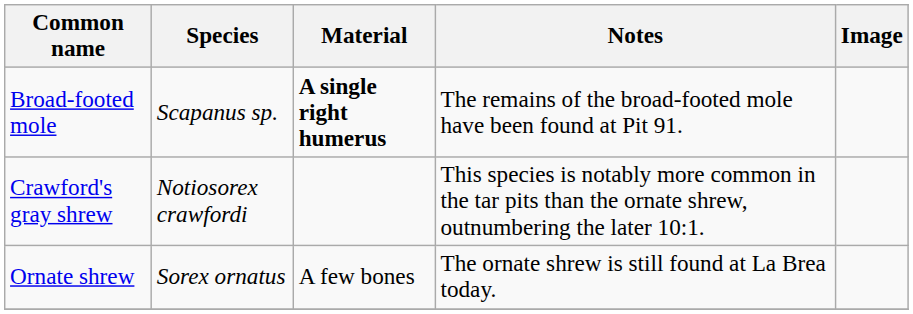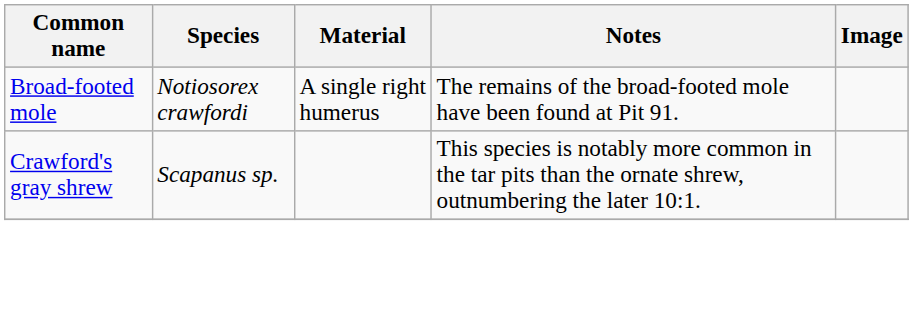(217, 111) Scapanus sp. -> (208, 98) Notiosorex crawfordi
(343, 111) bold -> (363, 98) normal
(207, 200) Notiosorex crawfordi -> (218, 174) Scapanus sp.
- row: (72, 276)
